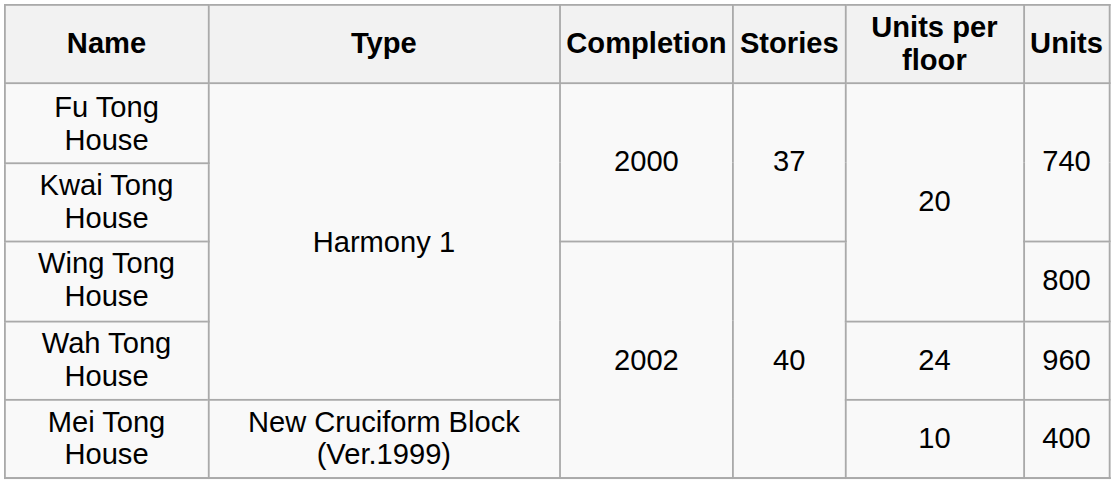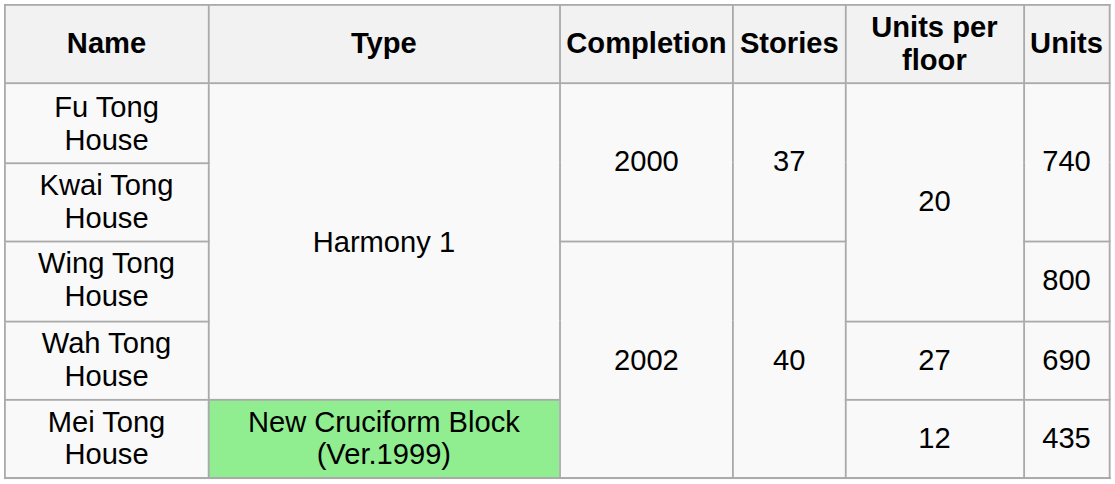(934, 359) 24 -> (934, 359) 27
(1067, 359) 960 -> (1067, 359) 690
(384, 438) no background -> (384, 438) lightgreen background
(934, 438) 10 -> (934, 438) 12
(1067, 438) 400 -> (1067, 438) 435
